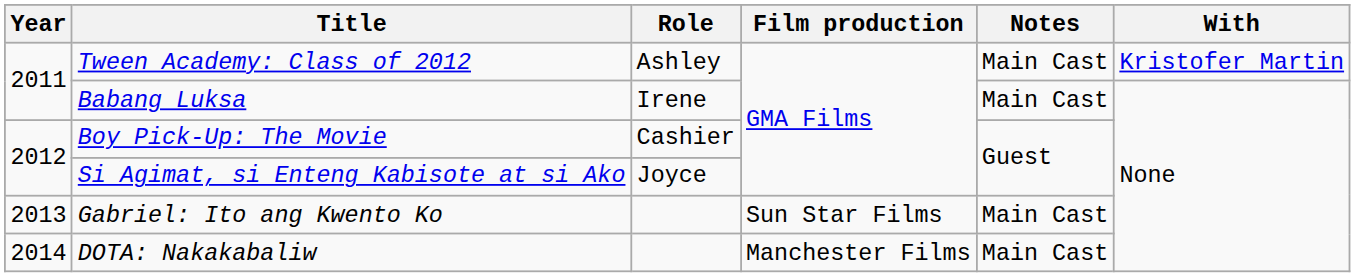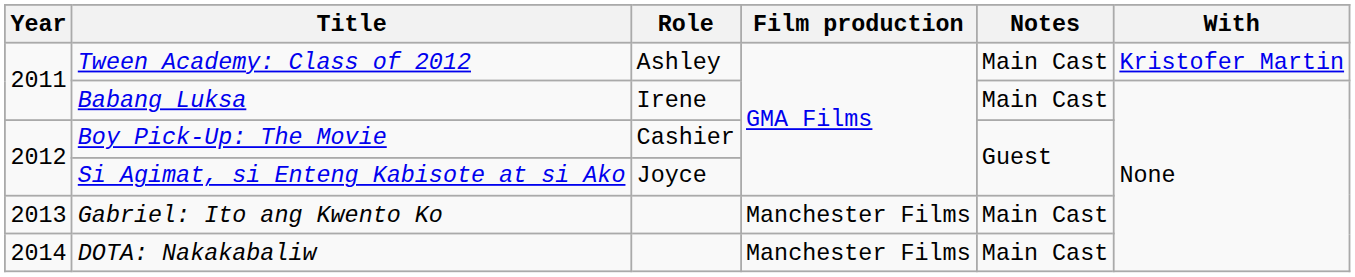(844, 215) Sun Star Films -> (858, 215) Manchester Films
